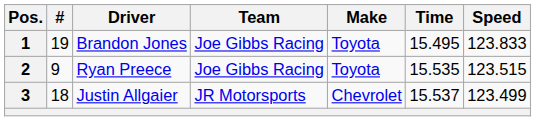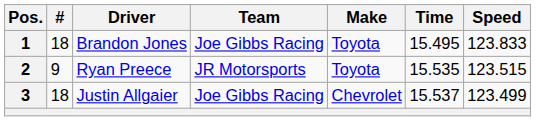(60, 44) 19 -> (60, 44) 18
(259, 70) Joe Gibbs Racing -> (250, 70) JR Motorsports
(250, 96) JR Motorsports -> (259, 96) Joe Gibbs Racing
